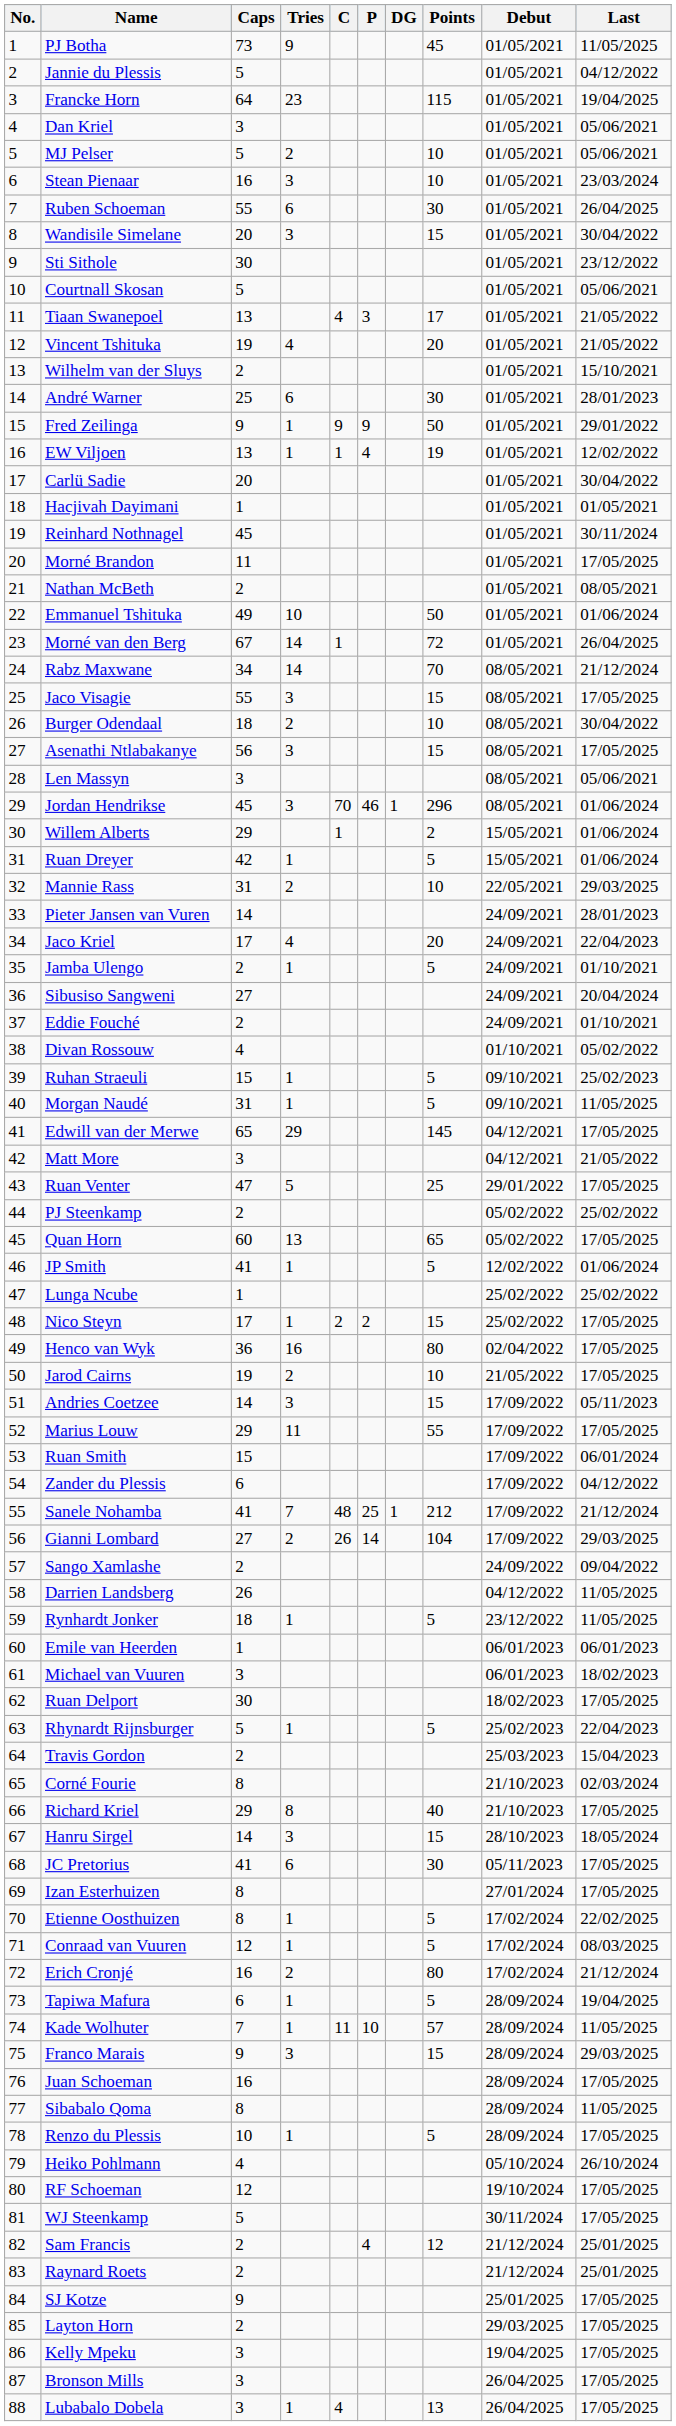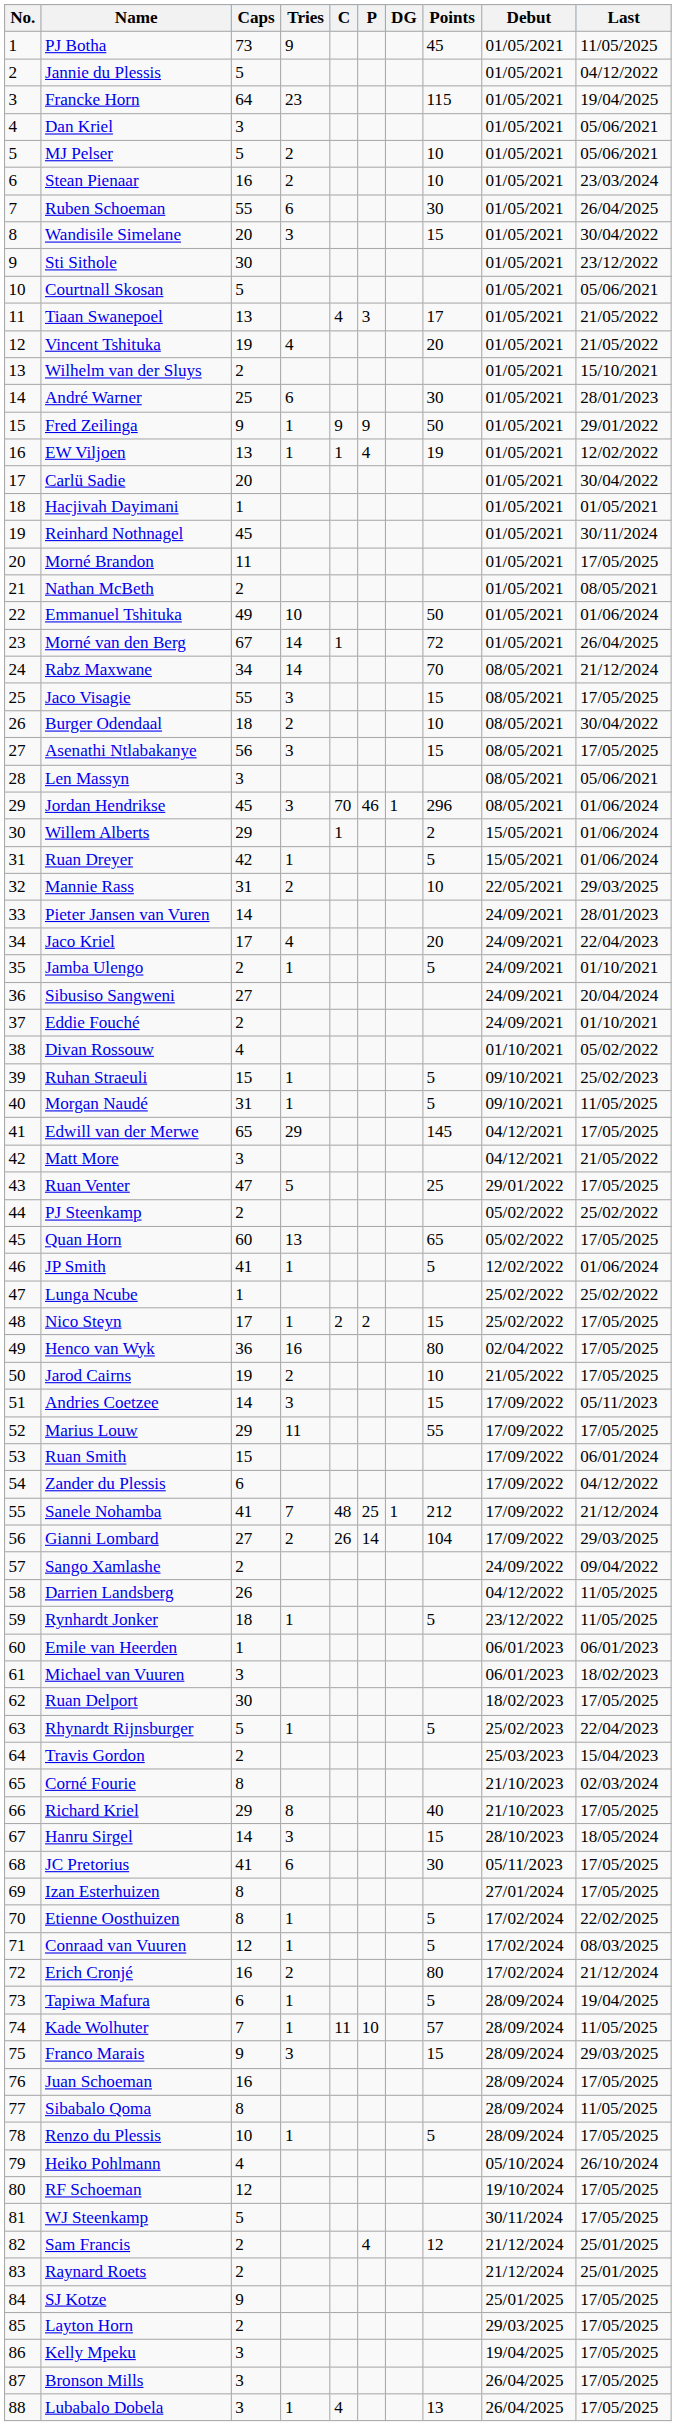(289, 180) 3 -> (289, 180) 2
